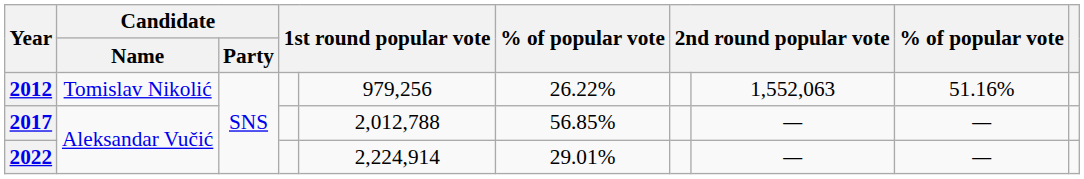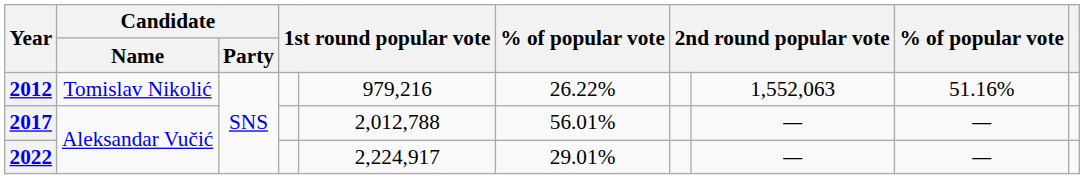(397, 88) 979,256 -> (397, 88) 979,216
(583, 122) 56.85% -> (583, 122) 56.01%
(397, 156) 2,224,914 -> (397, 156) 2,224,917
